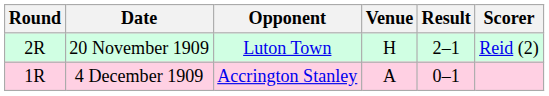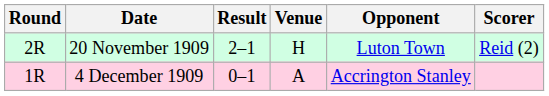columns swapped: (287, 18) <-> (446, 18)
